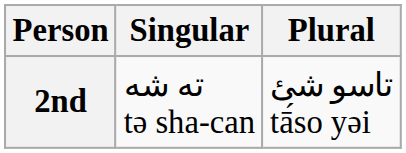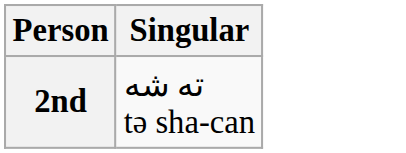- column: (331, 30)
